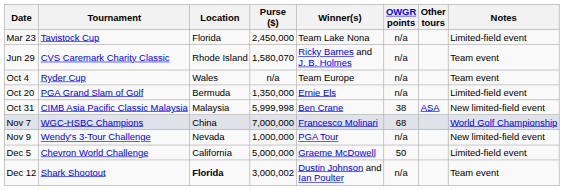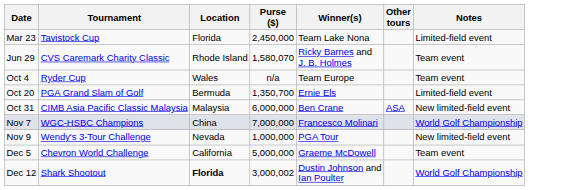- column: (401, 17)
(273, 93) 1,350,000 -> (273, 93) 1,350,700
(273, 108) 5,999,998 -> (273, 108) 6,000,000
(488, 152) Limited-field event -> (440, 152) Team event
(474, 173) Team event -> (469, 173) World Golf Championship
